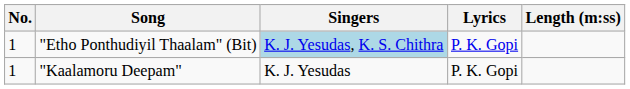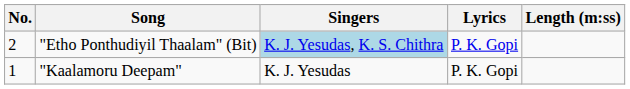(12, 44) 1 -> (12, 44) 2
